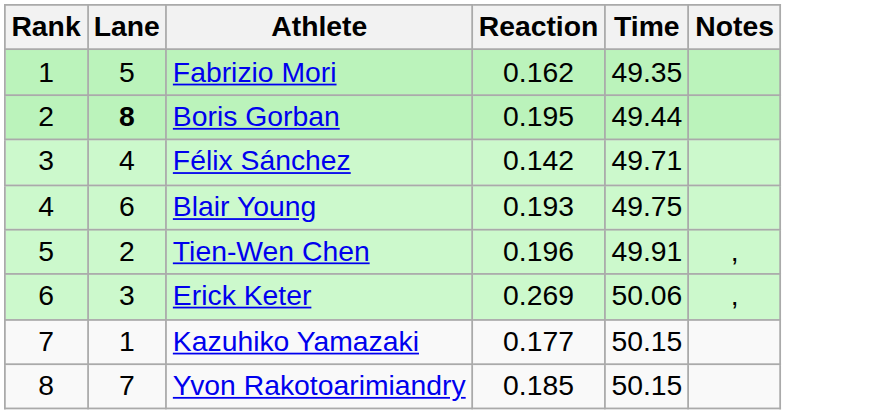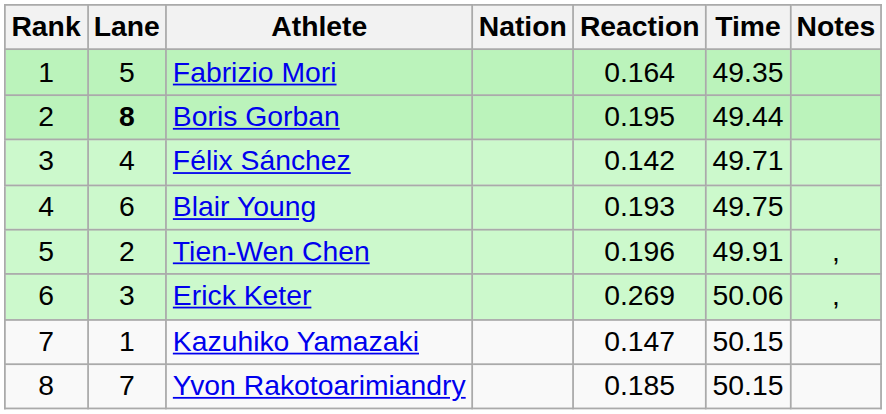+ column: (523, 26)
(539, 71) 0.162 -> (640, 71) 0.164
(539, 341) 0.177 -> (640, 341) 0.147
